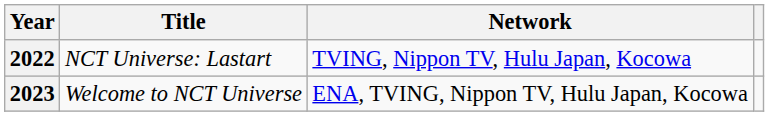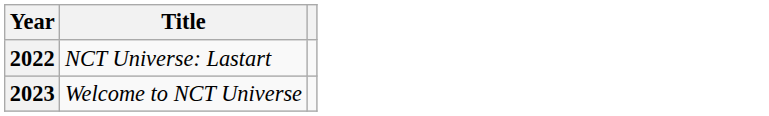- column: (530, 22)
